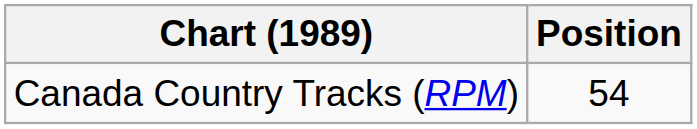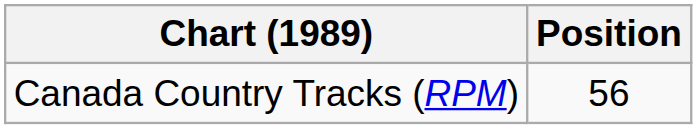(609, 92) 54 -> (609, 92) 56
